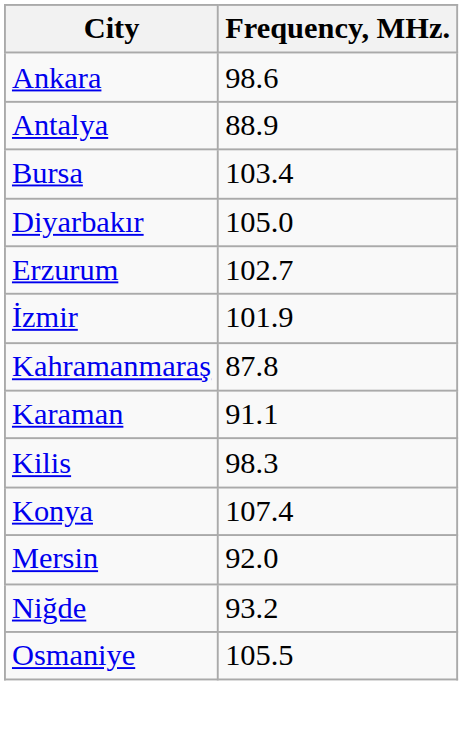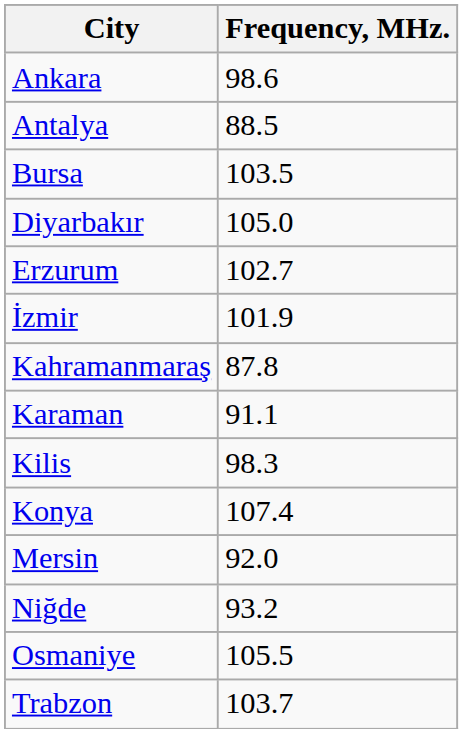(252, 125) 88.9 -> (252, 125) 88.5
(259, 173) 103.4 -> (259, 173) 103.5
+ row: (62, 703)
